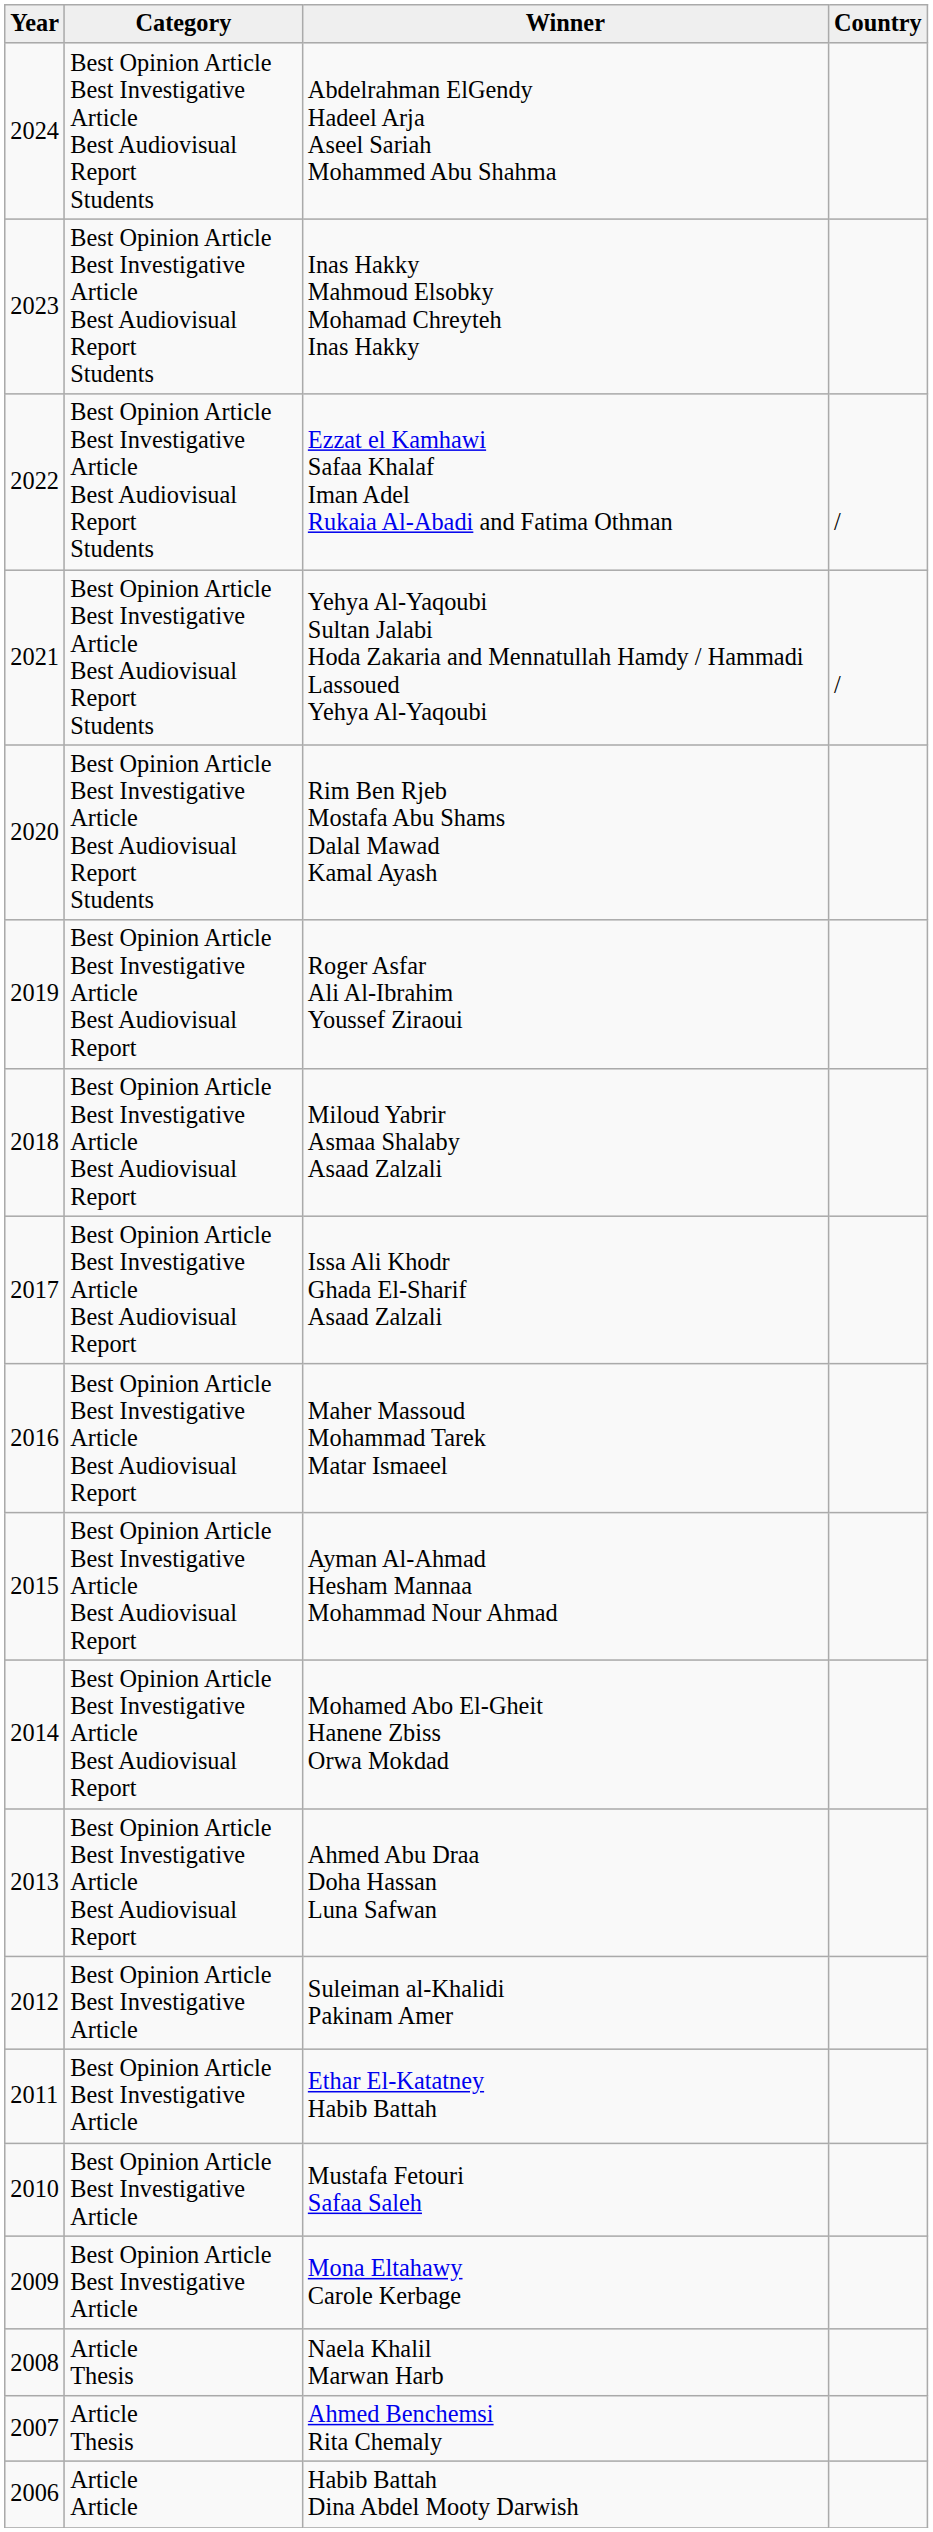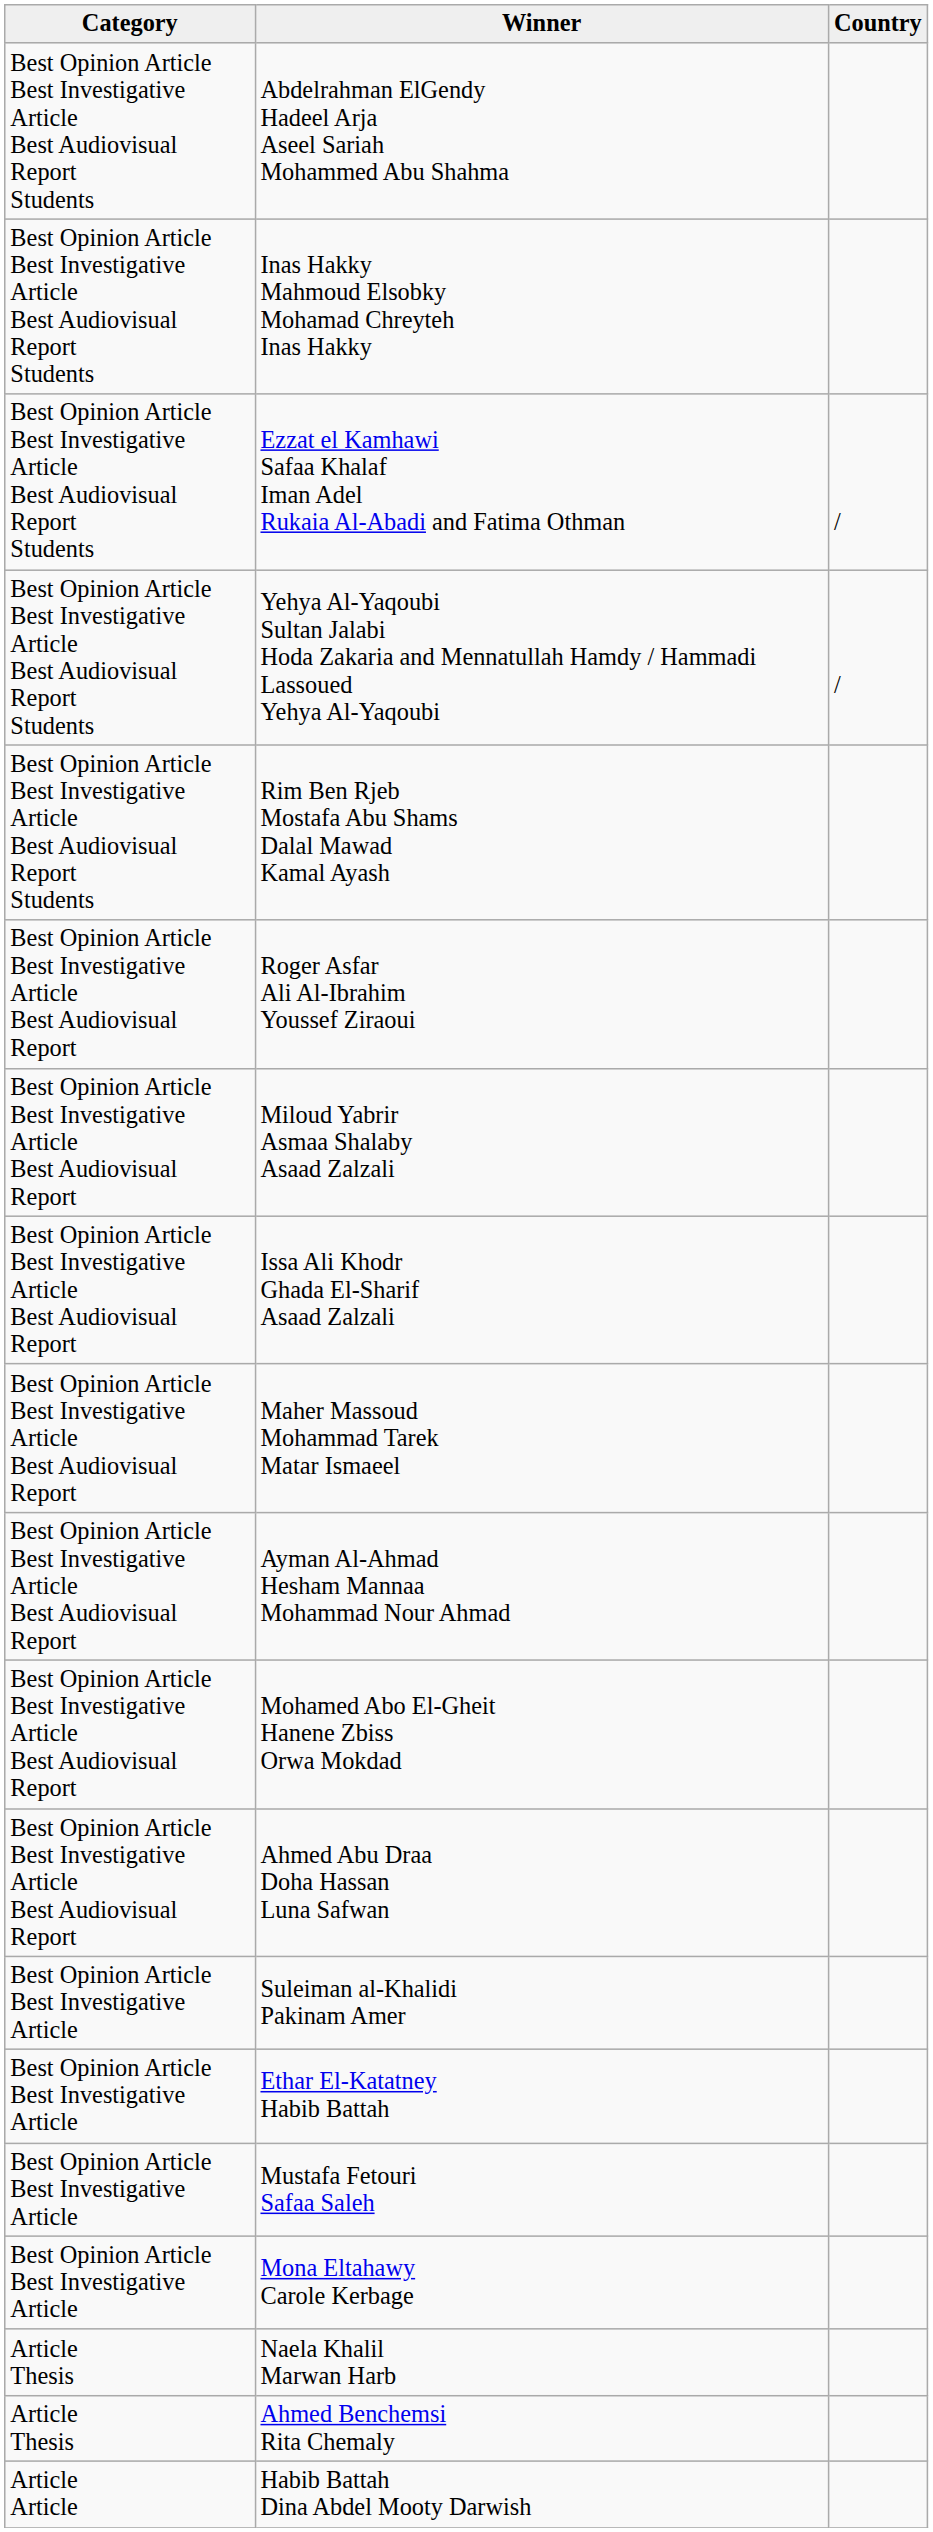- column: (35, 23)
